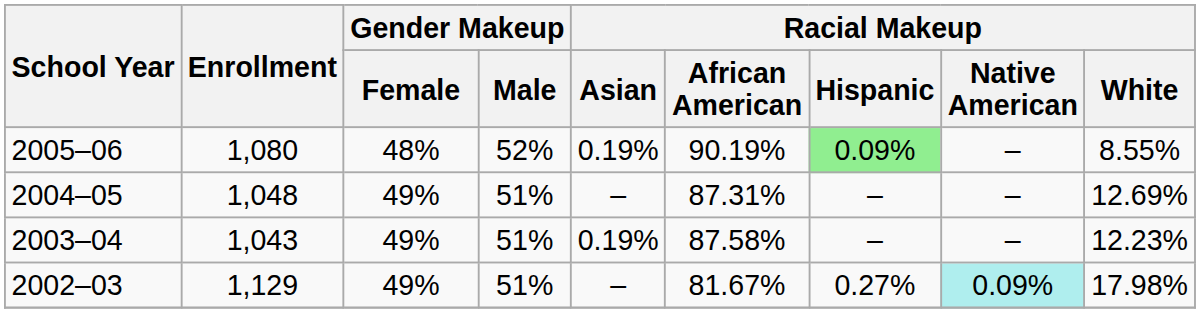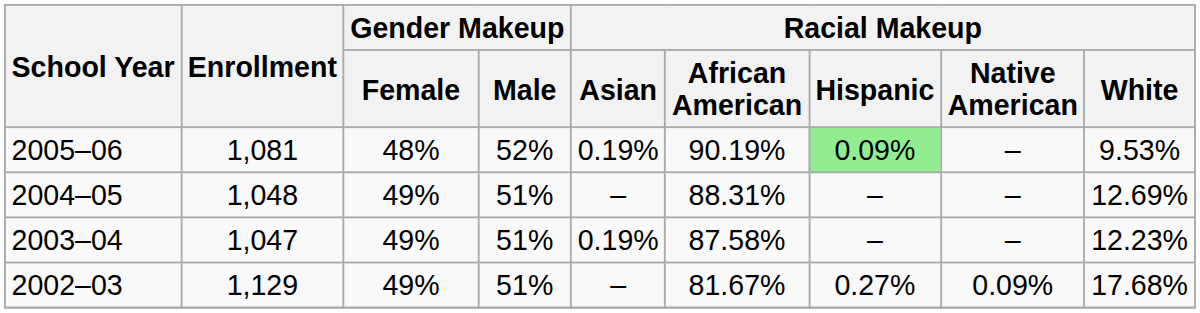(262, 150) 1,080 -> (262, 150) 1,081
(1140, 150) 8.55% -> (1140, 150) 9.53%
(737, 195) 87.31% -> (737, 195) 88.31%
(262, 241) 1,043 -> (262, 241) 1,047
(1013, 286) paleturquoise background -> (1013, 286) no background
(1140, 286) 17.98% -> (1140, 286) 17.68%
